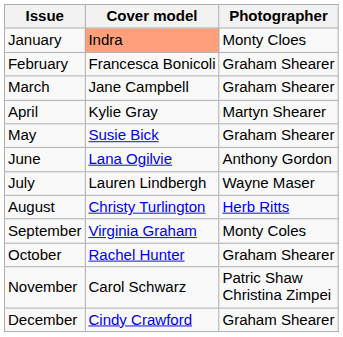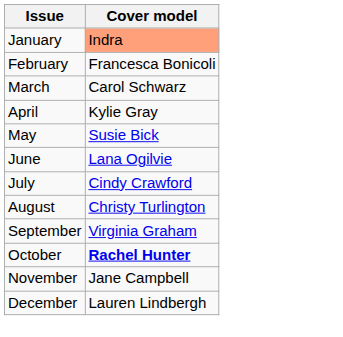- column: (278, 16)
(139, 87) Jane Campbell -> (137, 87) Carol Schwarz
(147, 183) Lauren Lindbergh -> (140, 183) Cindy Crawford
(137, 254) normal -> (139, 254) bold
(137, 287) Carol Schwarz -> (139, 278) Jane Campbell
(140, 319) Cindy Crawford -> (147, 302) Lauren Lindbergh
